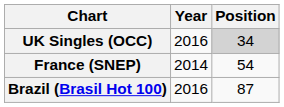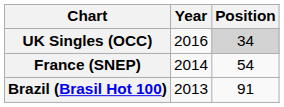(191, 89) 2016 -> (191, 89) 2013
(245, 89) 87 -> (245, 89) 91
